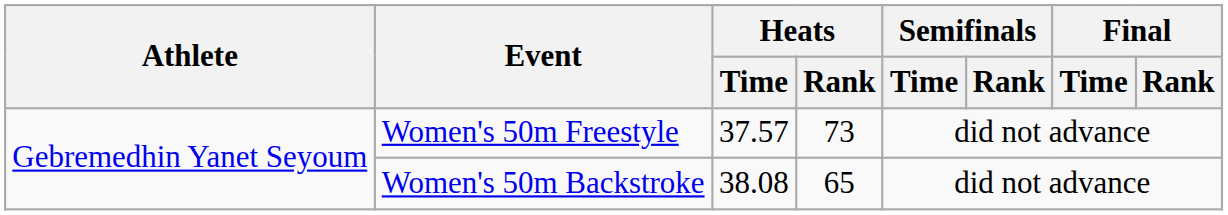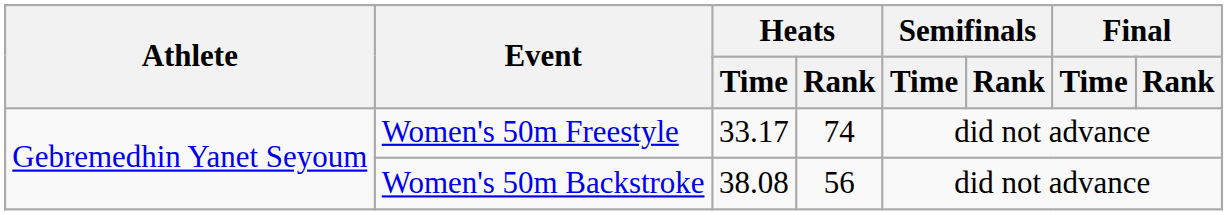(754, 132) 37.57 -> (754, 132) 33.17
(839, 132) 73 -> (839, 132) 74
(839, 183) 65 -> (839, 183) 56
